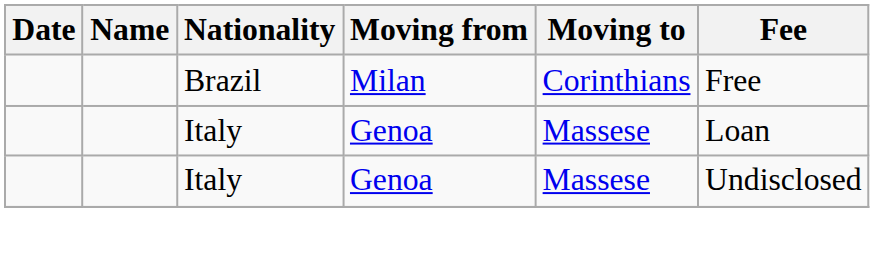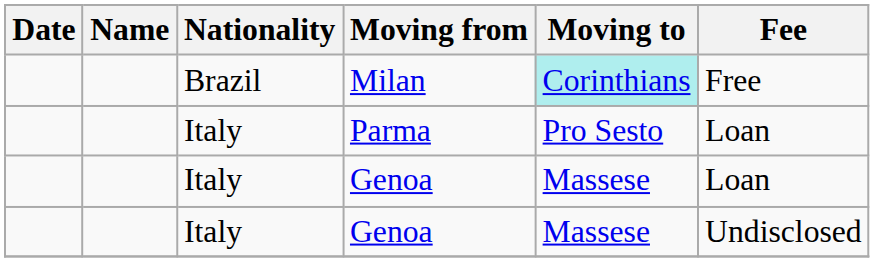(617, 79) no background -> (617, 79) paleturquoise background
+ row: (213, 130)
